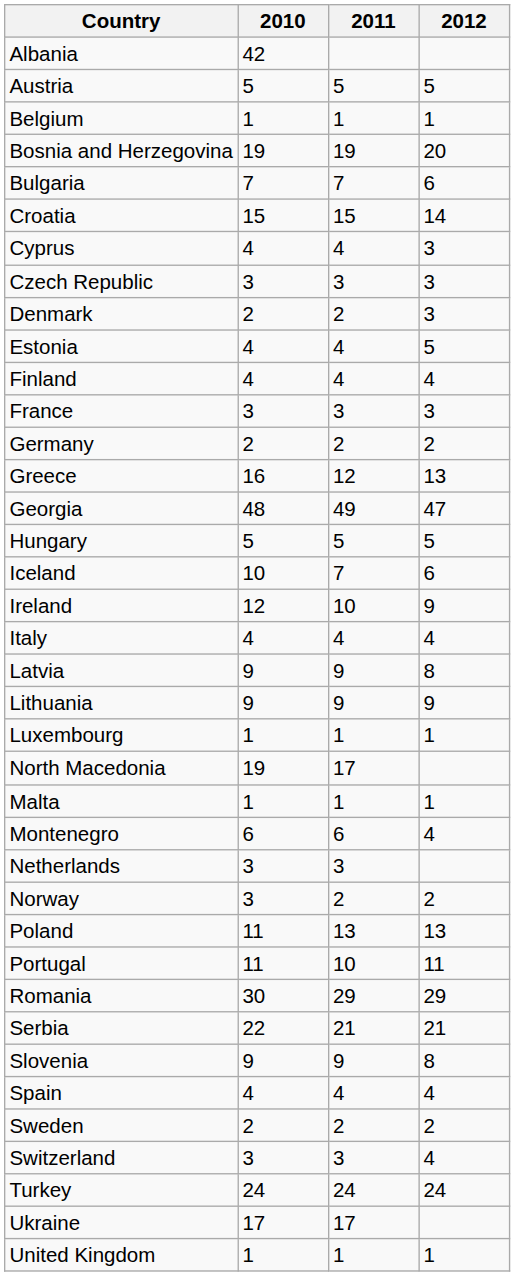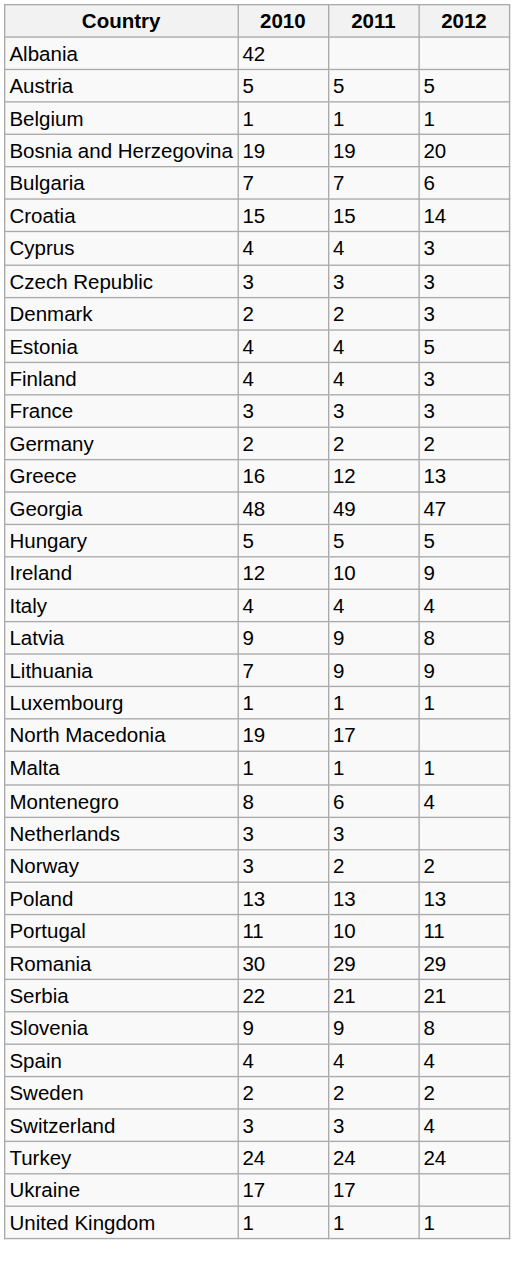(429, 378) 4 -> (429, 378) 3
- row: (43, 573)
(248, 703) 9 -> (248, 671) 7
(248, 833) 6 -> (248, 801) 8
(253, 931) 11 -> (254, 898) 13
